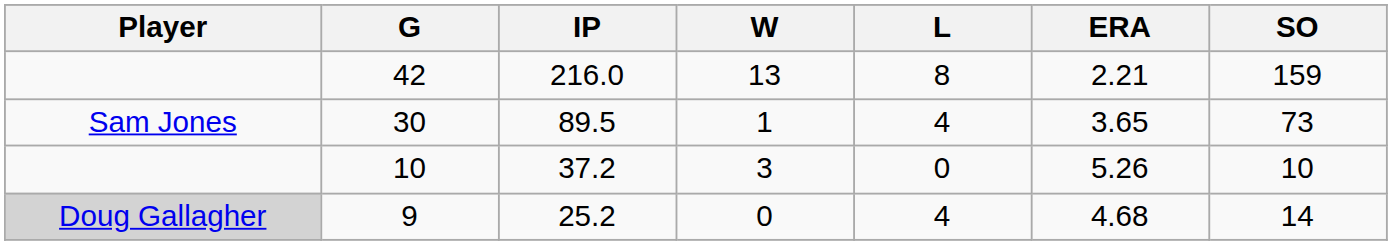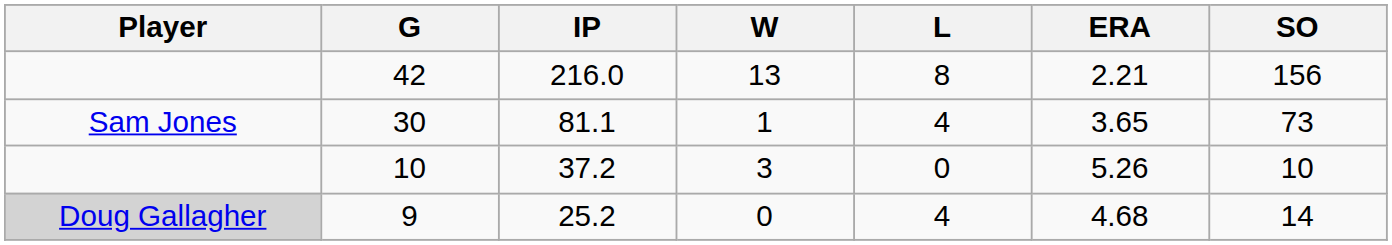(1297, 74) 159 -> (1297, 74) 156
(587, 121) 89.5 -> (587, 121) 81.1
